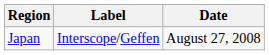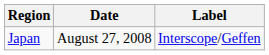columns swapped: (213, 15) <-> (108, 15)
